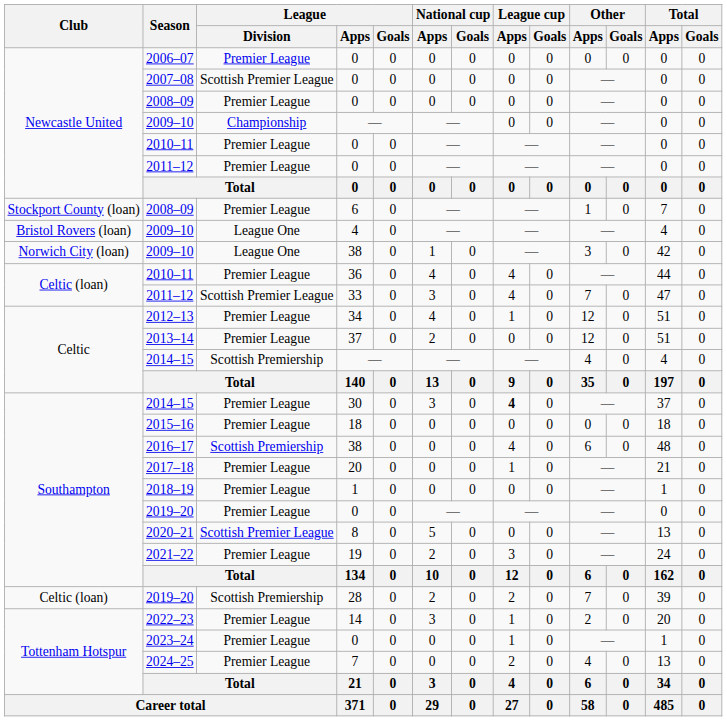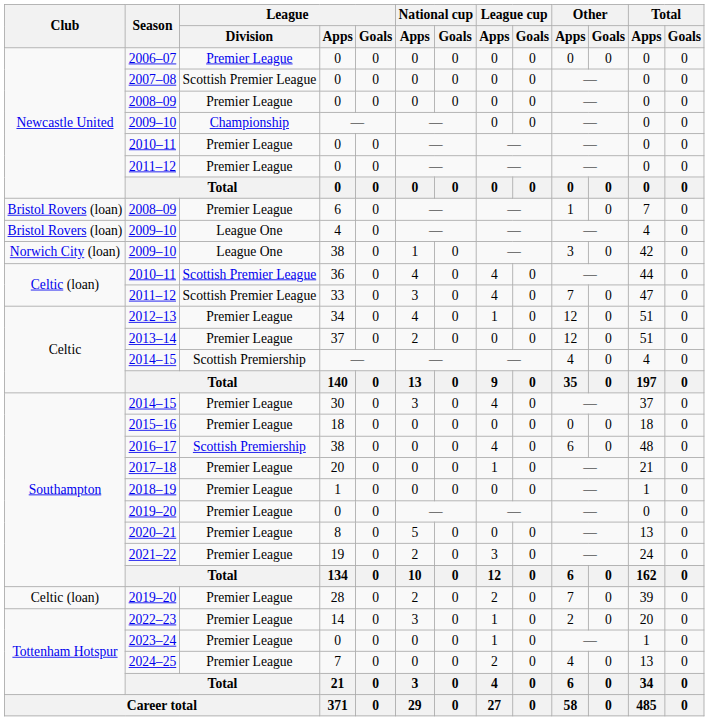(74, 209) Stockport County (loan) -> (65, 209) Bristol Rovers (loan)
(267, 274) Premier League -> (249, 274) Scottish Premier League
(512, 403) bold -> (494, 403) normal
(267, 532) Scottish Premier League -> (249, 532) Premier League
(267, 597) Scottish Premiership -> (249, 597) Premier League
